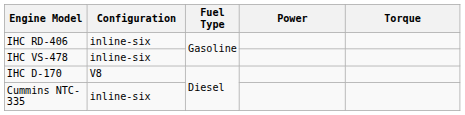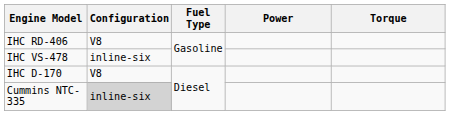(120, 41) inline-six -> (96, 41) V8
(120, 96) no background -> (120, 96) lightgrey background
